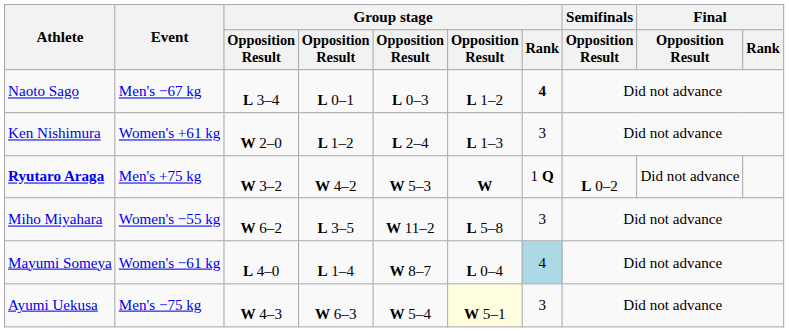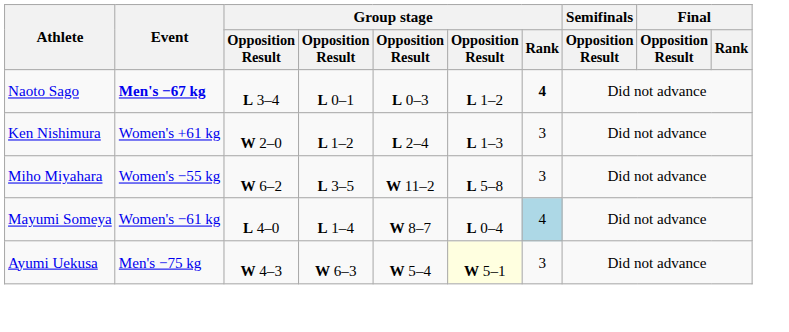(160, 91) normal -> (162, 91) bold
- row: (56, 177)
